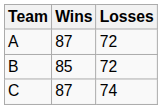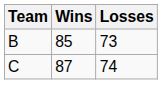- row: (13, 41)
(108, 66) 72 -> (108, 41) 73
